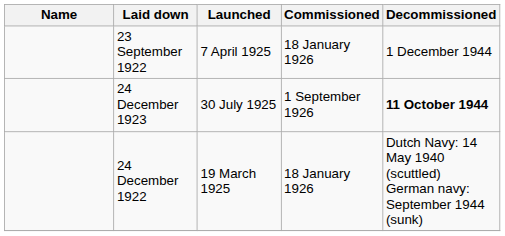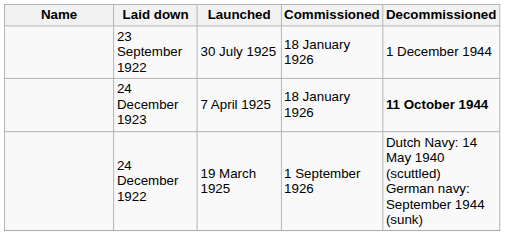(236, 51) 7 April 1925 -> (238, 51) 30 July 1925
(238, 104) 30 July 1925 -> (236, 104) 7 April 1925
(322, 104) 1 September 1926 -> (317, 104) 18 January 1926
(317, 180) 18 January 1926 -> (322, 180) 1 September 1926
